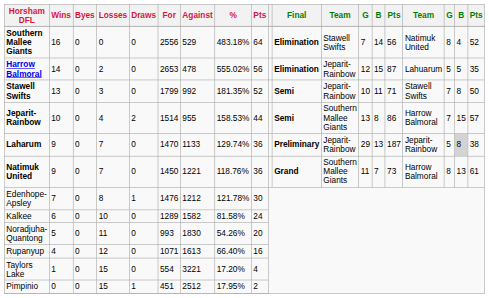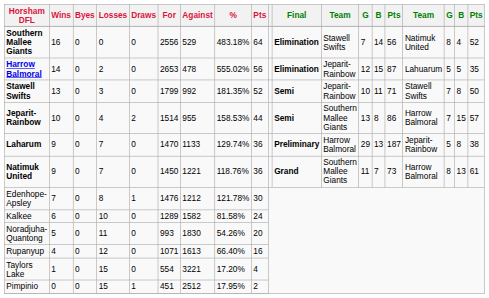(339, 144) Jeparit-Rainbow -> (340, 144) Harrow Balmoral
(459, 144) lightgrey background -> (459, 144) no background
